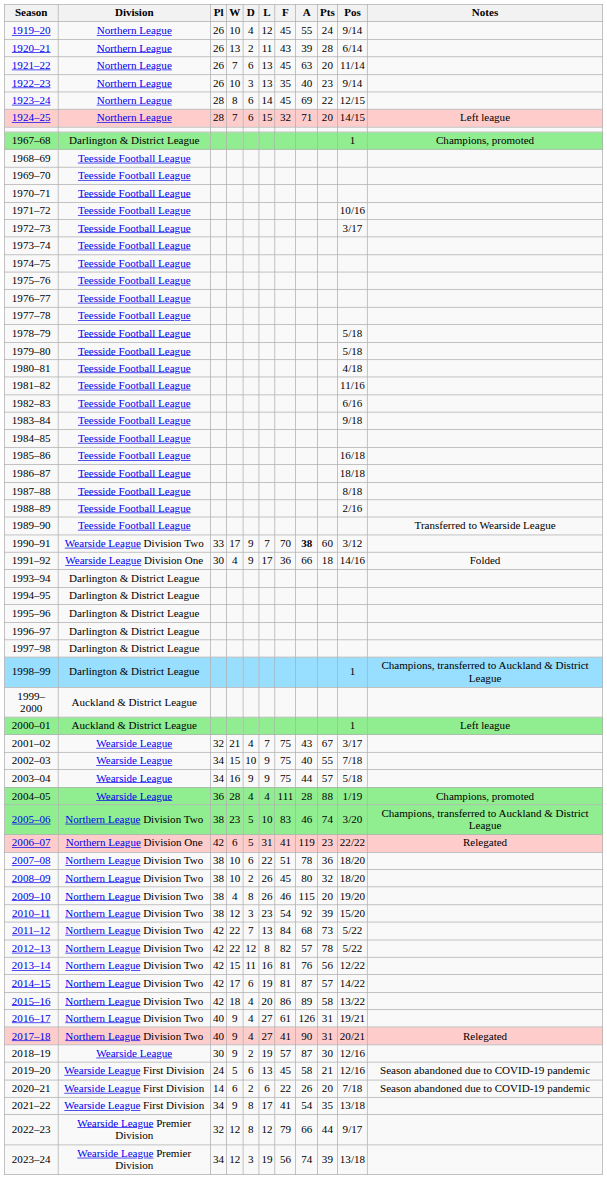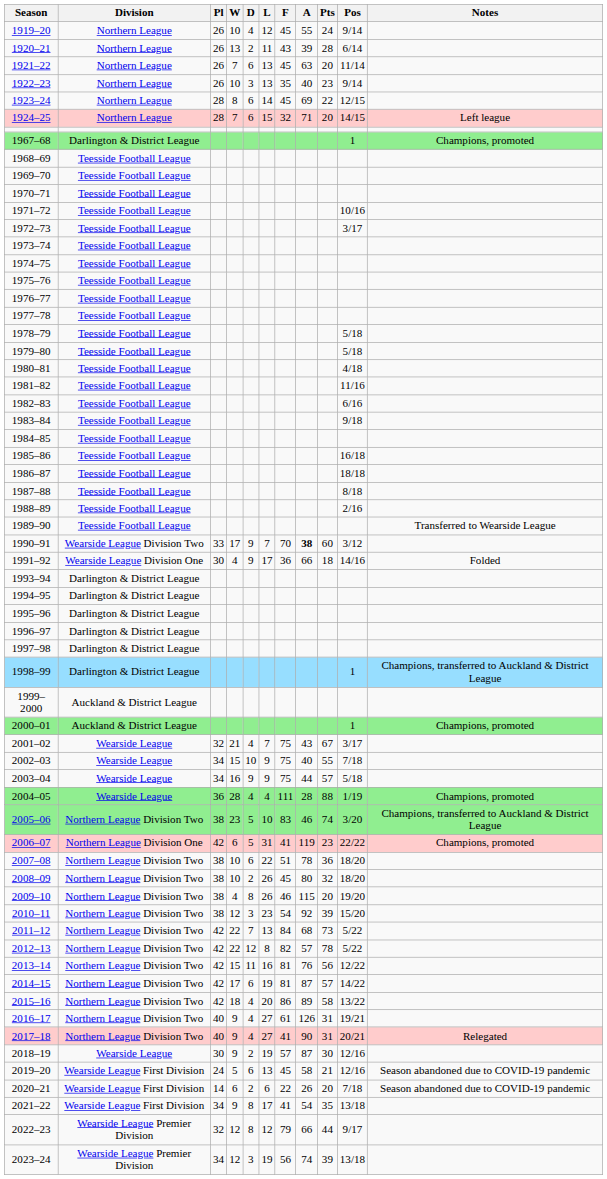(485, 726) Left league -> (485, 726) Champions, promoted
(485, 843) Relegated -> (485, 843) Champions, promoted
